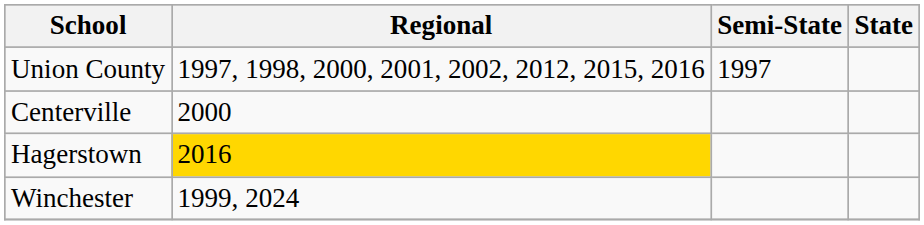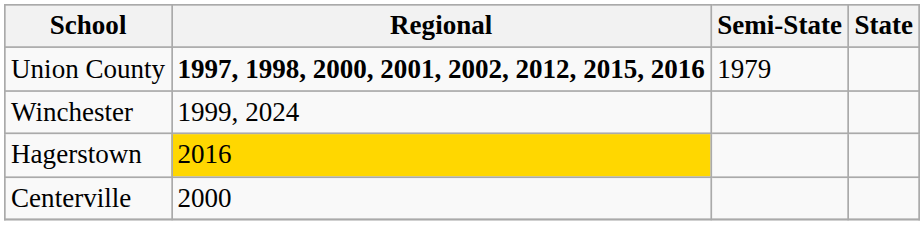(441, 68) normal -> (441, 68) bold
(744, 68) 1997 -> (744, 68) 1979
rows swapped: (71, 111) <-> (72, 197)
